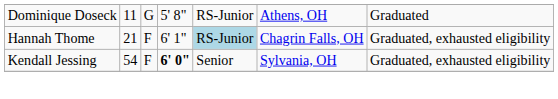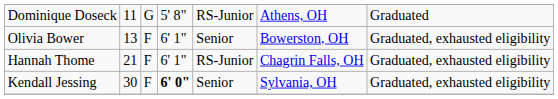+ row: (46, 37)
(225, 37) lightblue background -> (225, 60) no background
(130, 60) 54 -> (130, 82) 30
